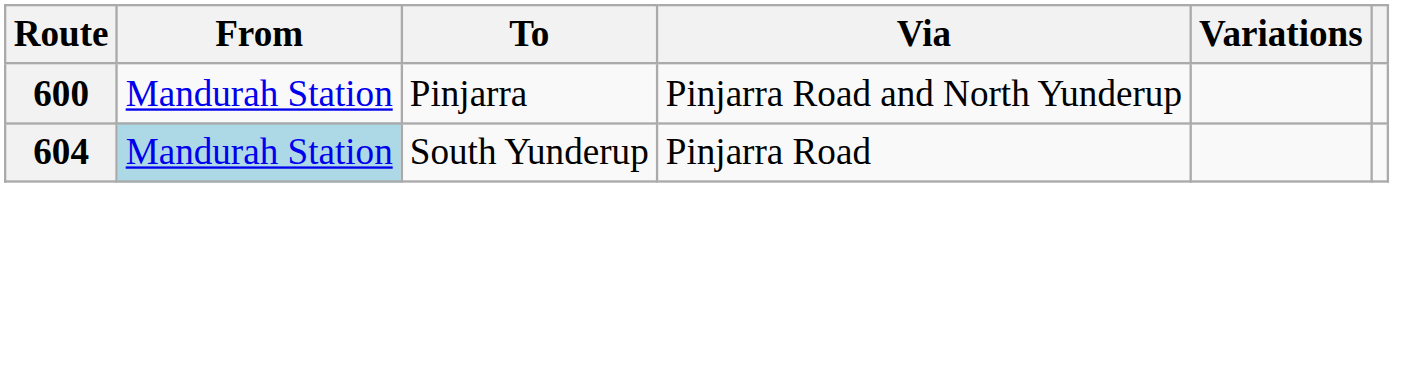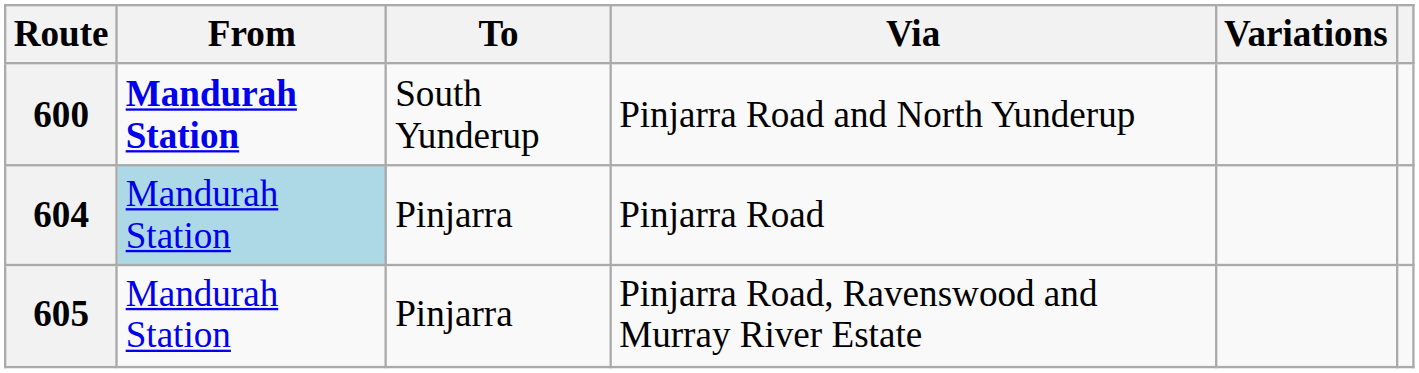(259, 92) normal -> (211, 113) bold
(469, 92) Pinjarra -> (467, 113) South Yunderup
(529, 151) South Yunderup -> (454, 214) Pinjarra
+ row: (61, 314)
